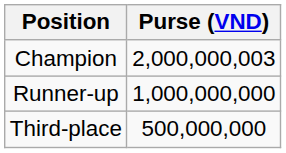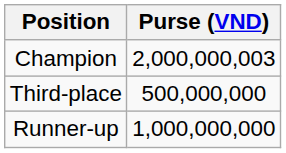rows swapped: (66, 93) <-> (66, 128)
